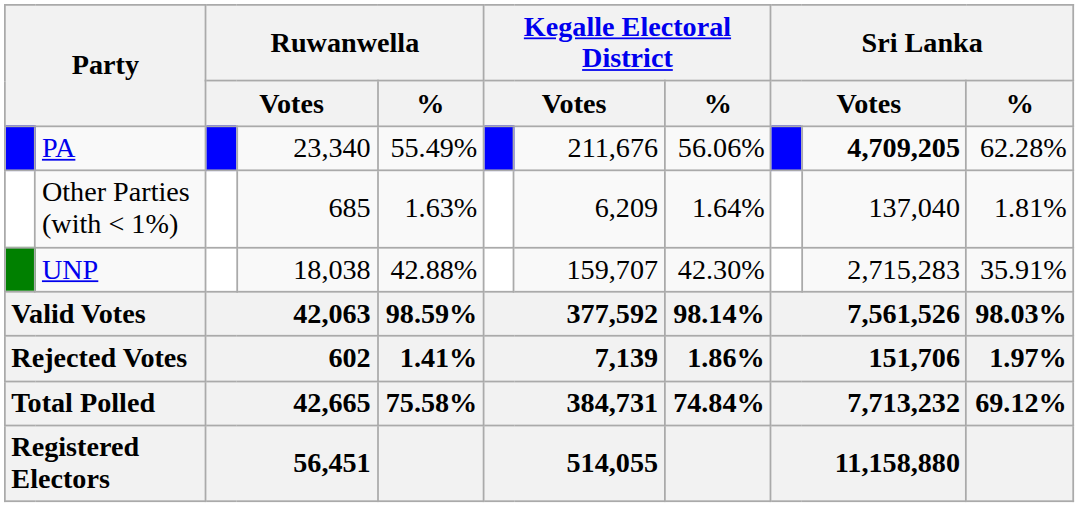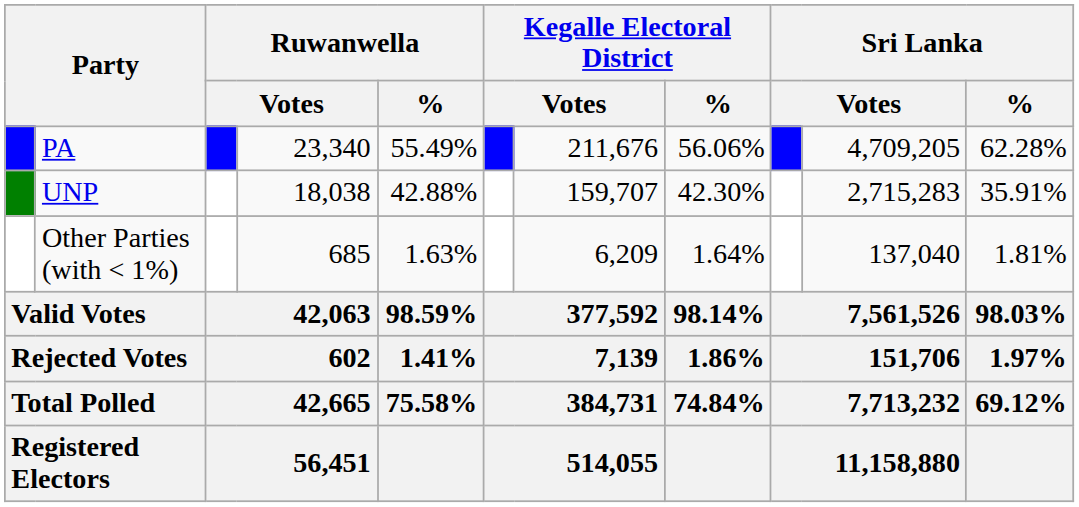(904, 147) bold -> (904, 147) normal
rows swapped: (70, 268) <-> (116, 208)
